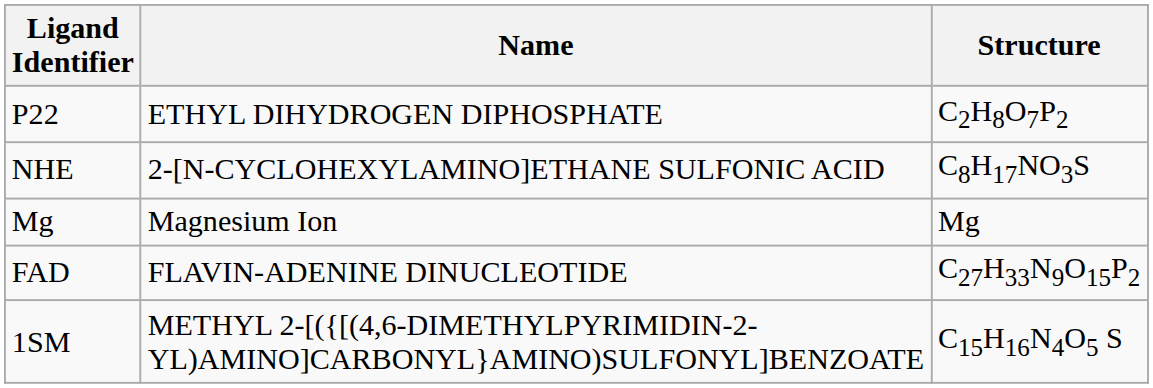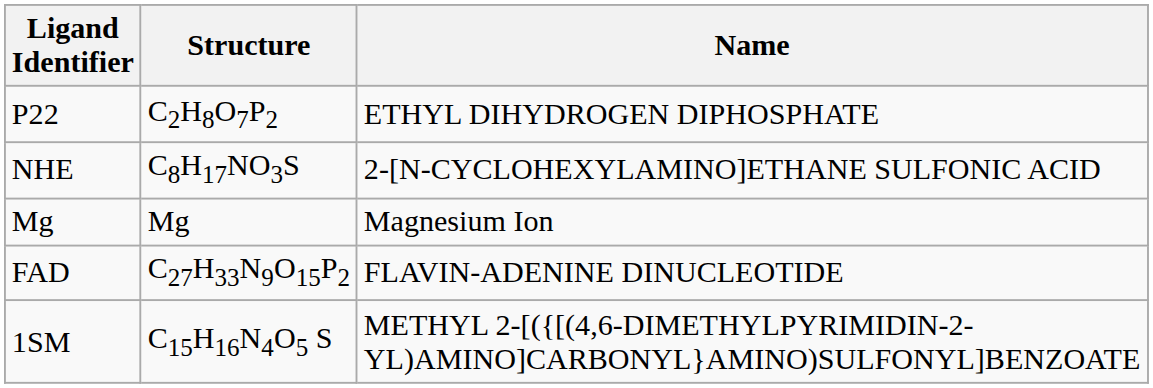columns swapped: (536, 45) <-> (1039, 45)
